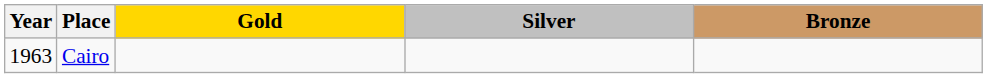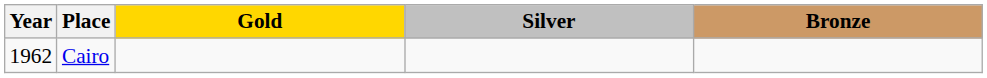(31, 55) 1963 -> (31, 55) 1962
